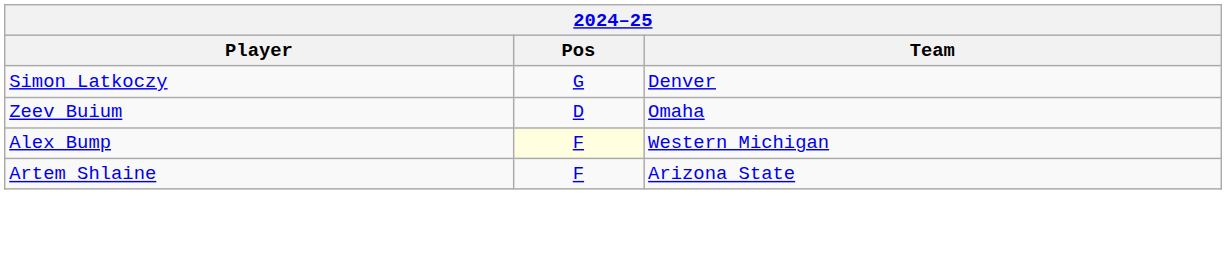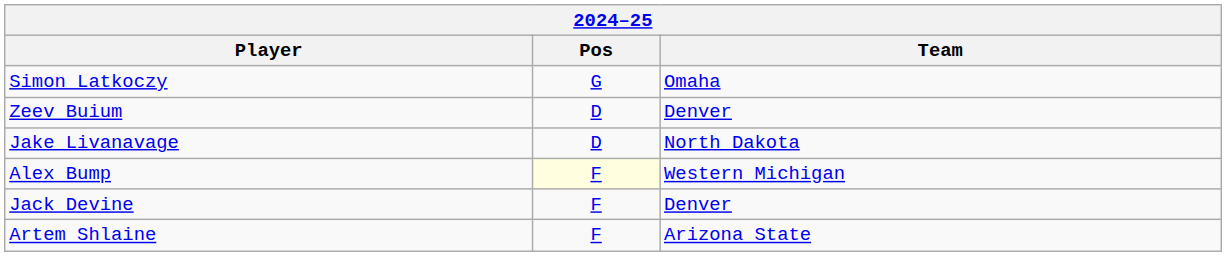(682, 82) Denver -> (692, 82) Omaha
(676, 112) Omaha -> (698, 112) Denver
+ row: (94, 143)
+ row: (71, 204)
